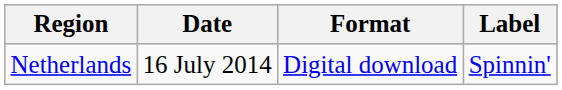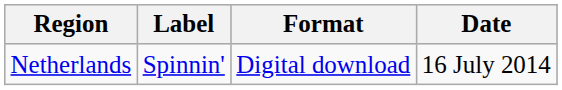columns swapped: (207, 24) <-> (510, 24)
